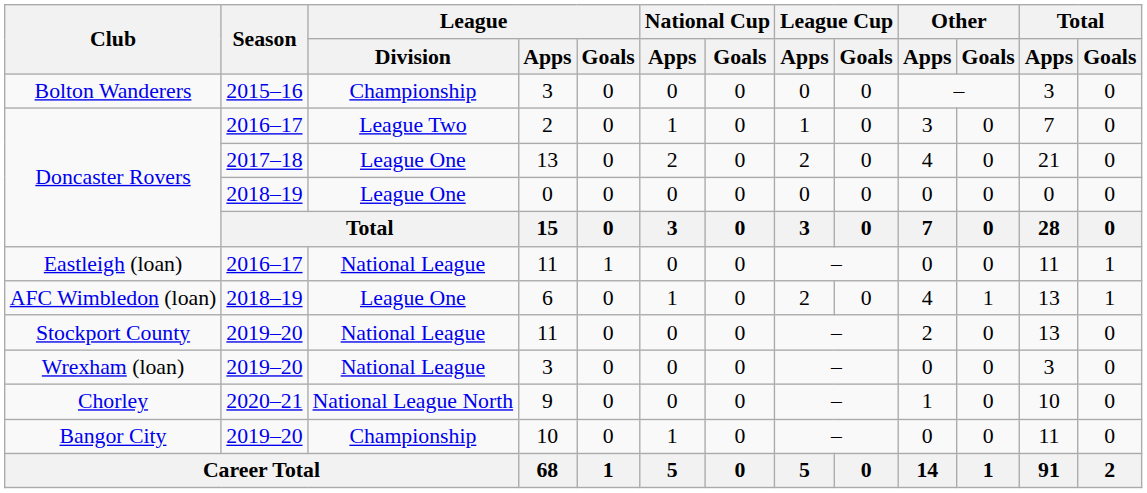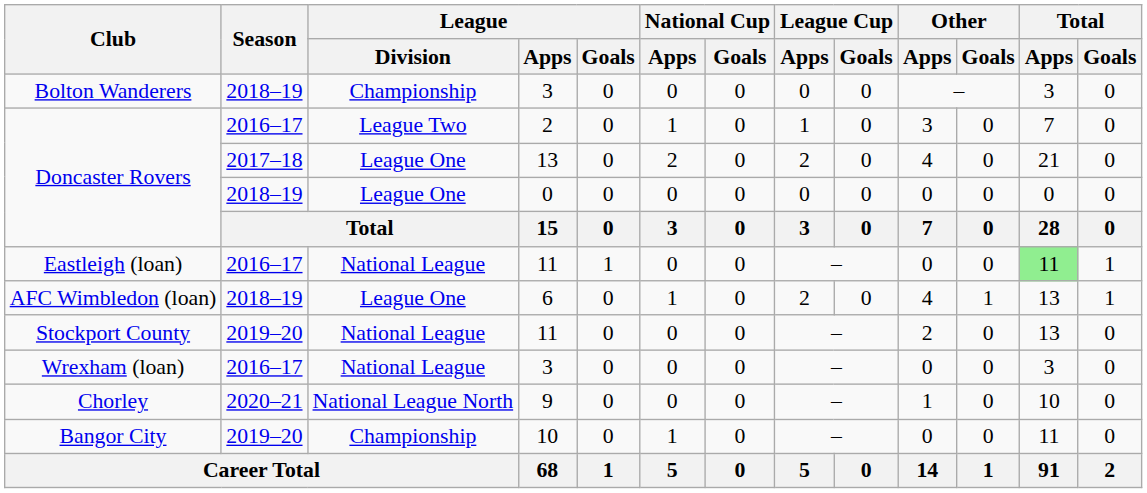(264, 90) 2015–16 -> (264, 90) 2018–19
(1049, 263) no background -> (1049, 263) lightgreen background
(264, 366) 2019–20 -> (264, 366) 2016–17
